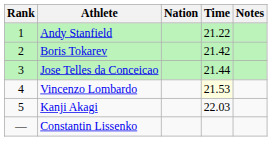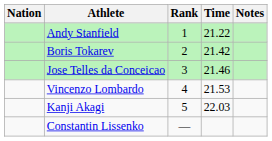columns swapped: (21, 13) <-> (181, 13)
(217, 70) 21.44 -> (217, 70) 21.46
(217, 88) lightyellow background -> (217, 88) no background
